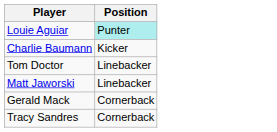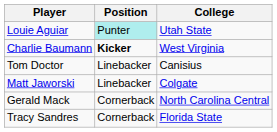+ column: (214, 13)
(113, 48) normal -> (114, 48) bold
